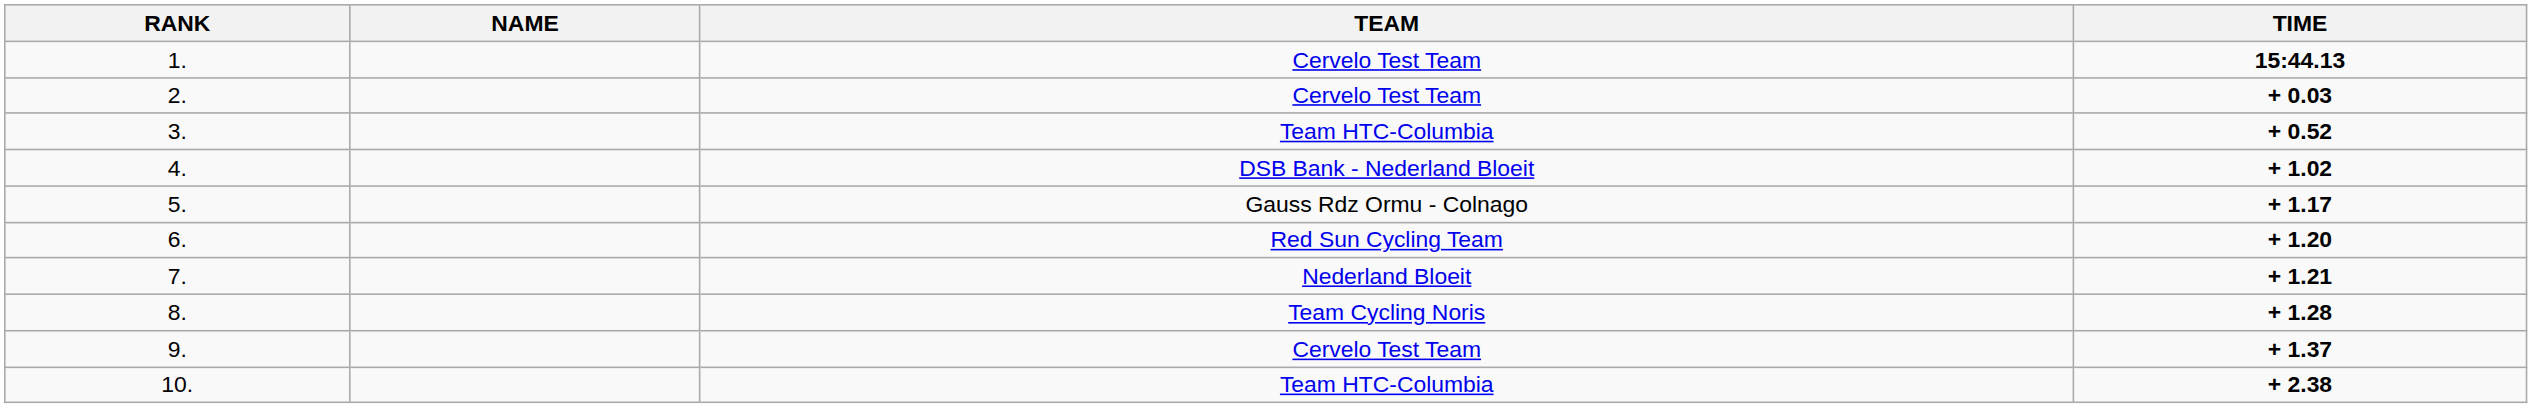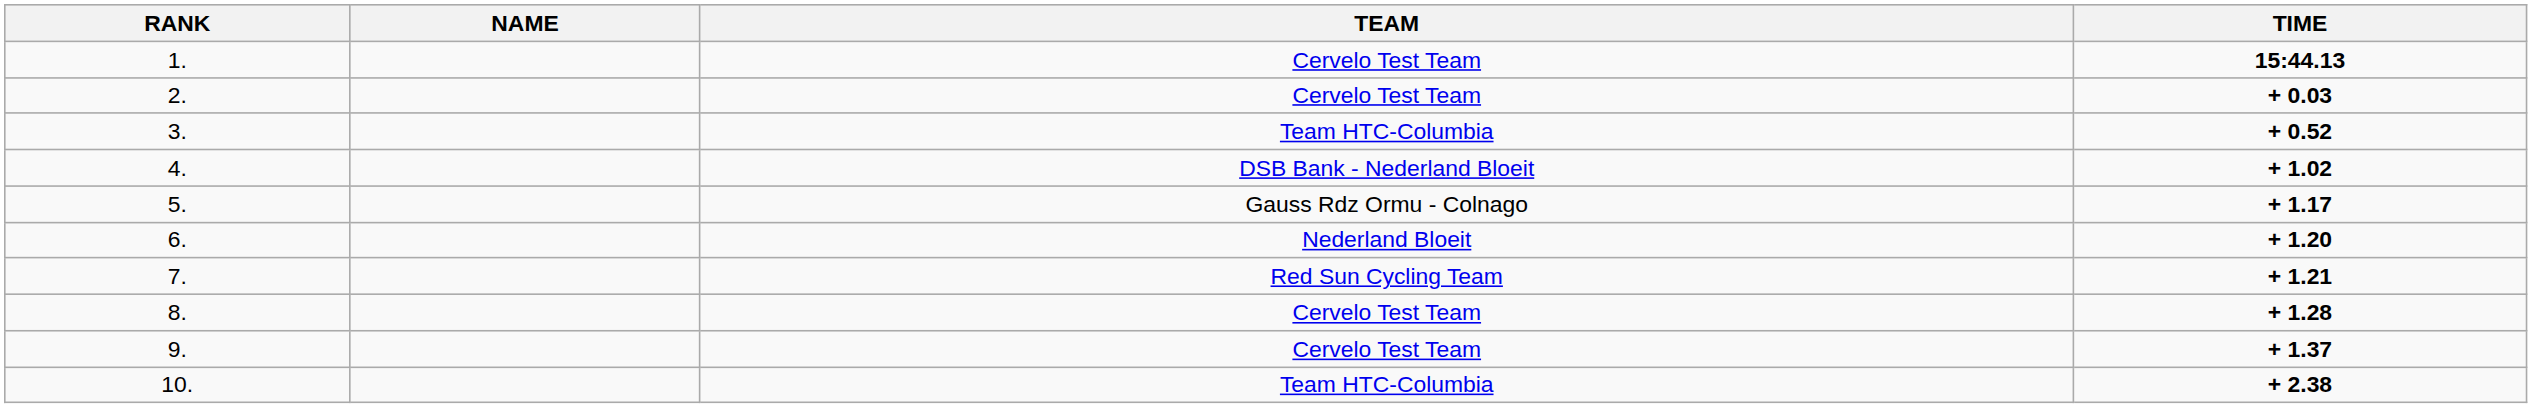(1387, 240) Red Sun Cycling Team -> (1387, 240) Nederland Bloeit
(1387, 276) Nederland Bloeit -> (1387, 276) Red Sun Cycling Team
(1387, 313) Team Cycling Noris -> (1387, 313) Cervelo Test Team
